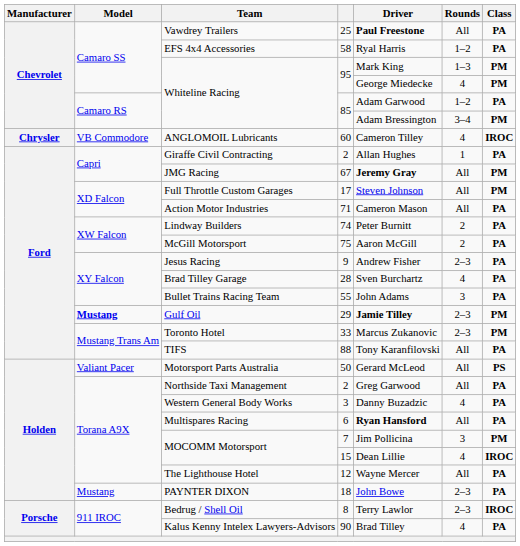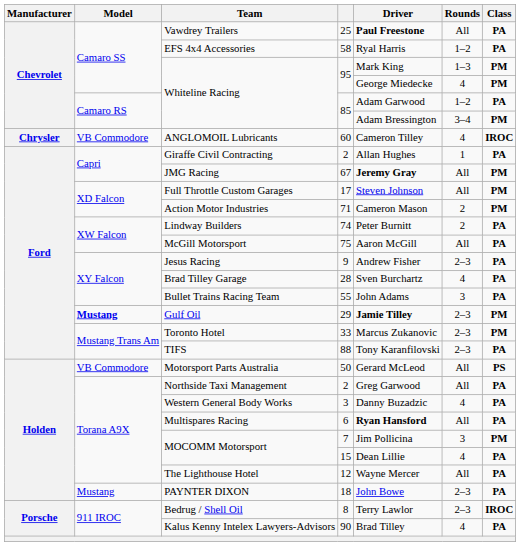(462, 207) All -> (462, 207) 2
(499, 207) PA -> (499, 207) PM
(462, 243) 2 -> (462, 243) All
(462, 349) All -> (462, 349) 2–3
(105, 367) Valiant Pacer -> (113, 367) VB Commodore
(499, 456) IROC -> (499, 456) PA
